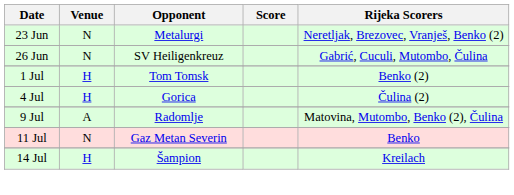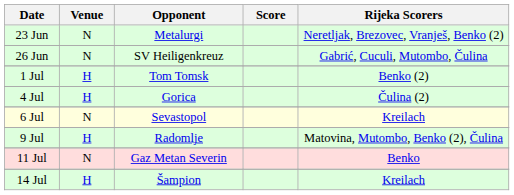+ row: (32, 117)
(87, 117) A -> (87, 138) H
